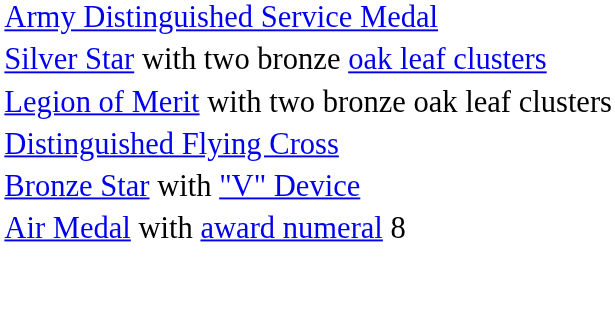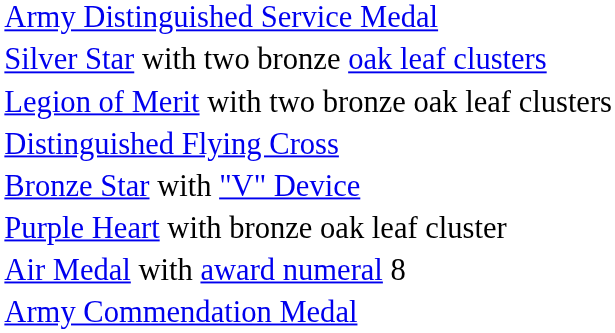+ row: (256, 227)
+ row: (181, 311)
